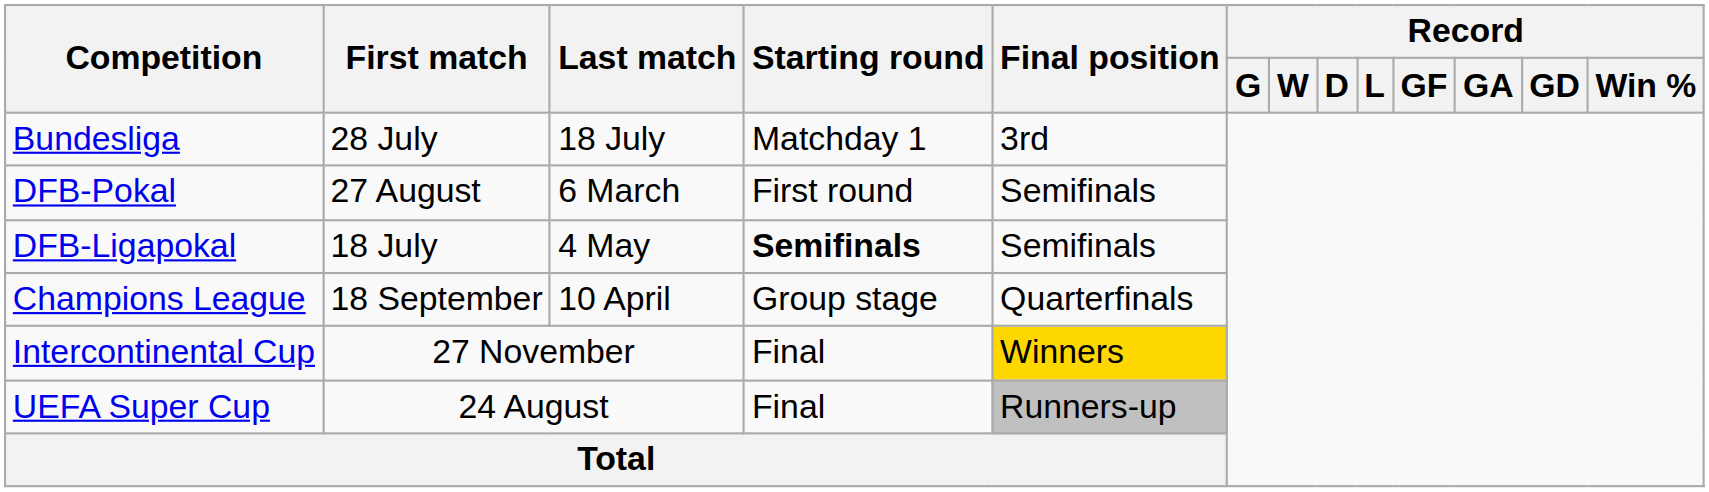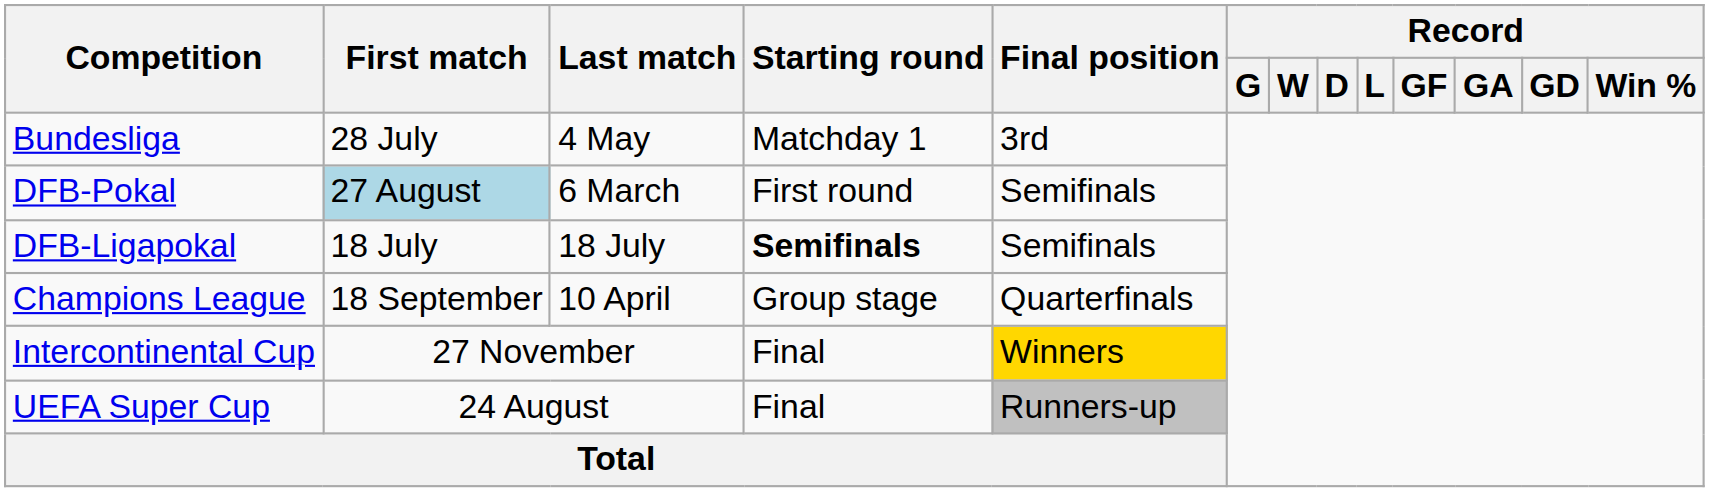(612, 138) 18 July -> (604, 138) 4 May
(406, 191) no background -> (406, 191) lightblue background
(604, 245) 4 May -> (612, 245) 18 July
